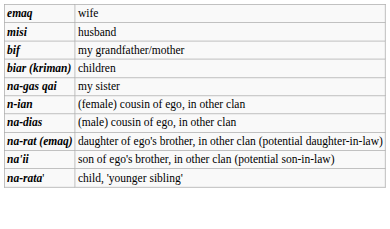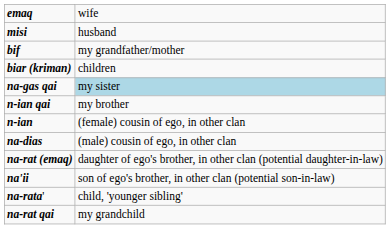(99, 86) no background -> (99, 86) lightblue background
+ row: (29, 104)
+ row: (31, 214)
